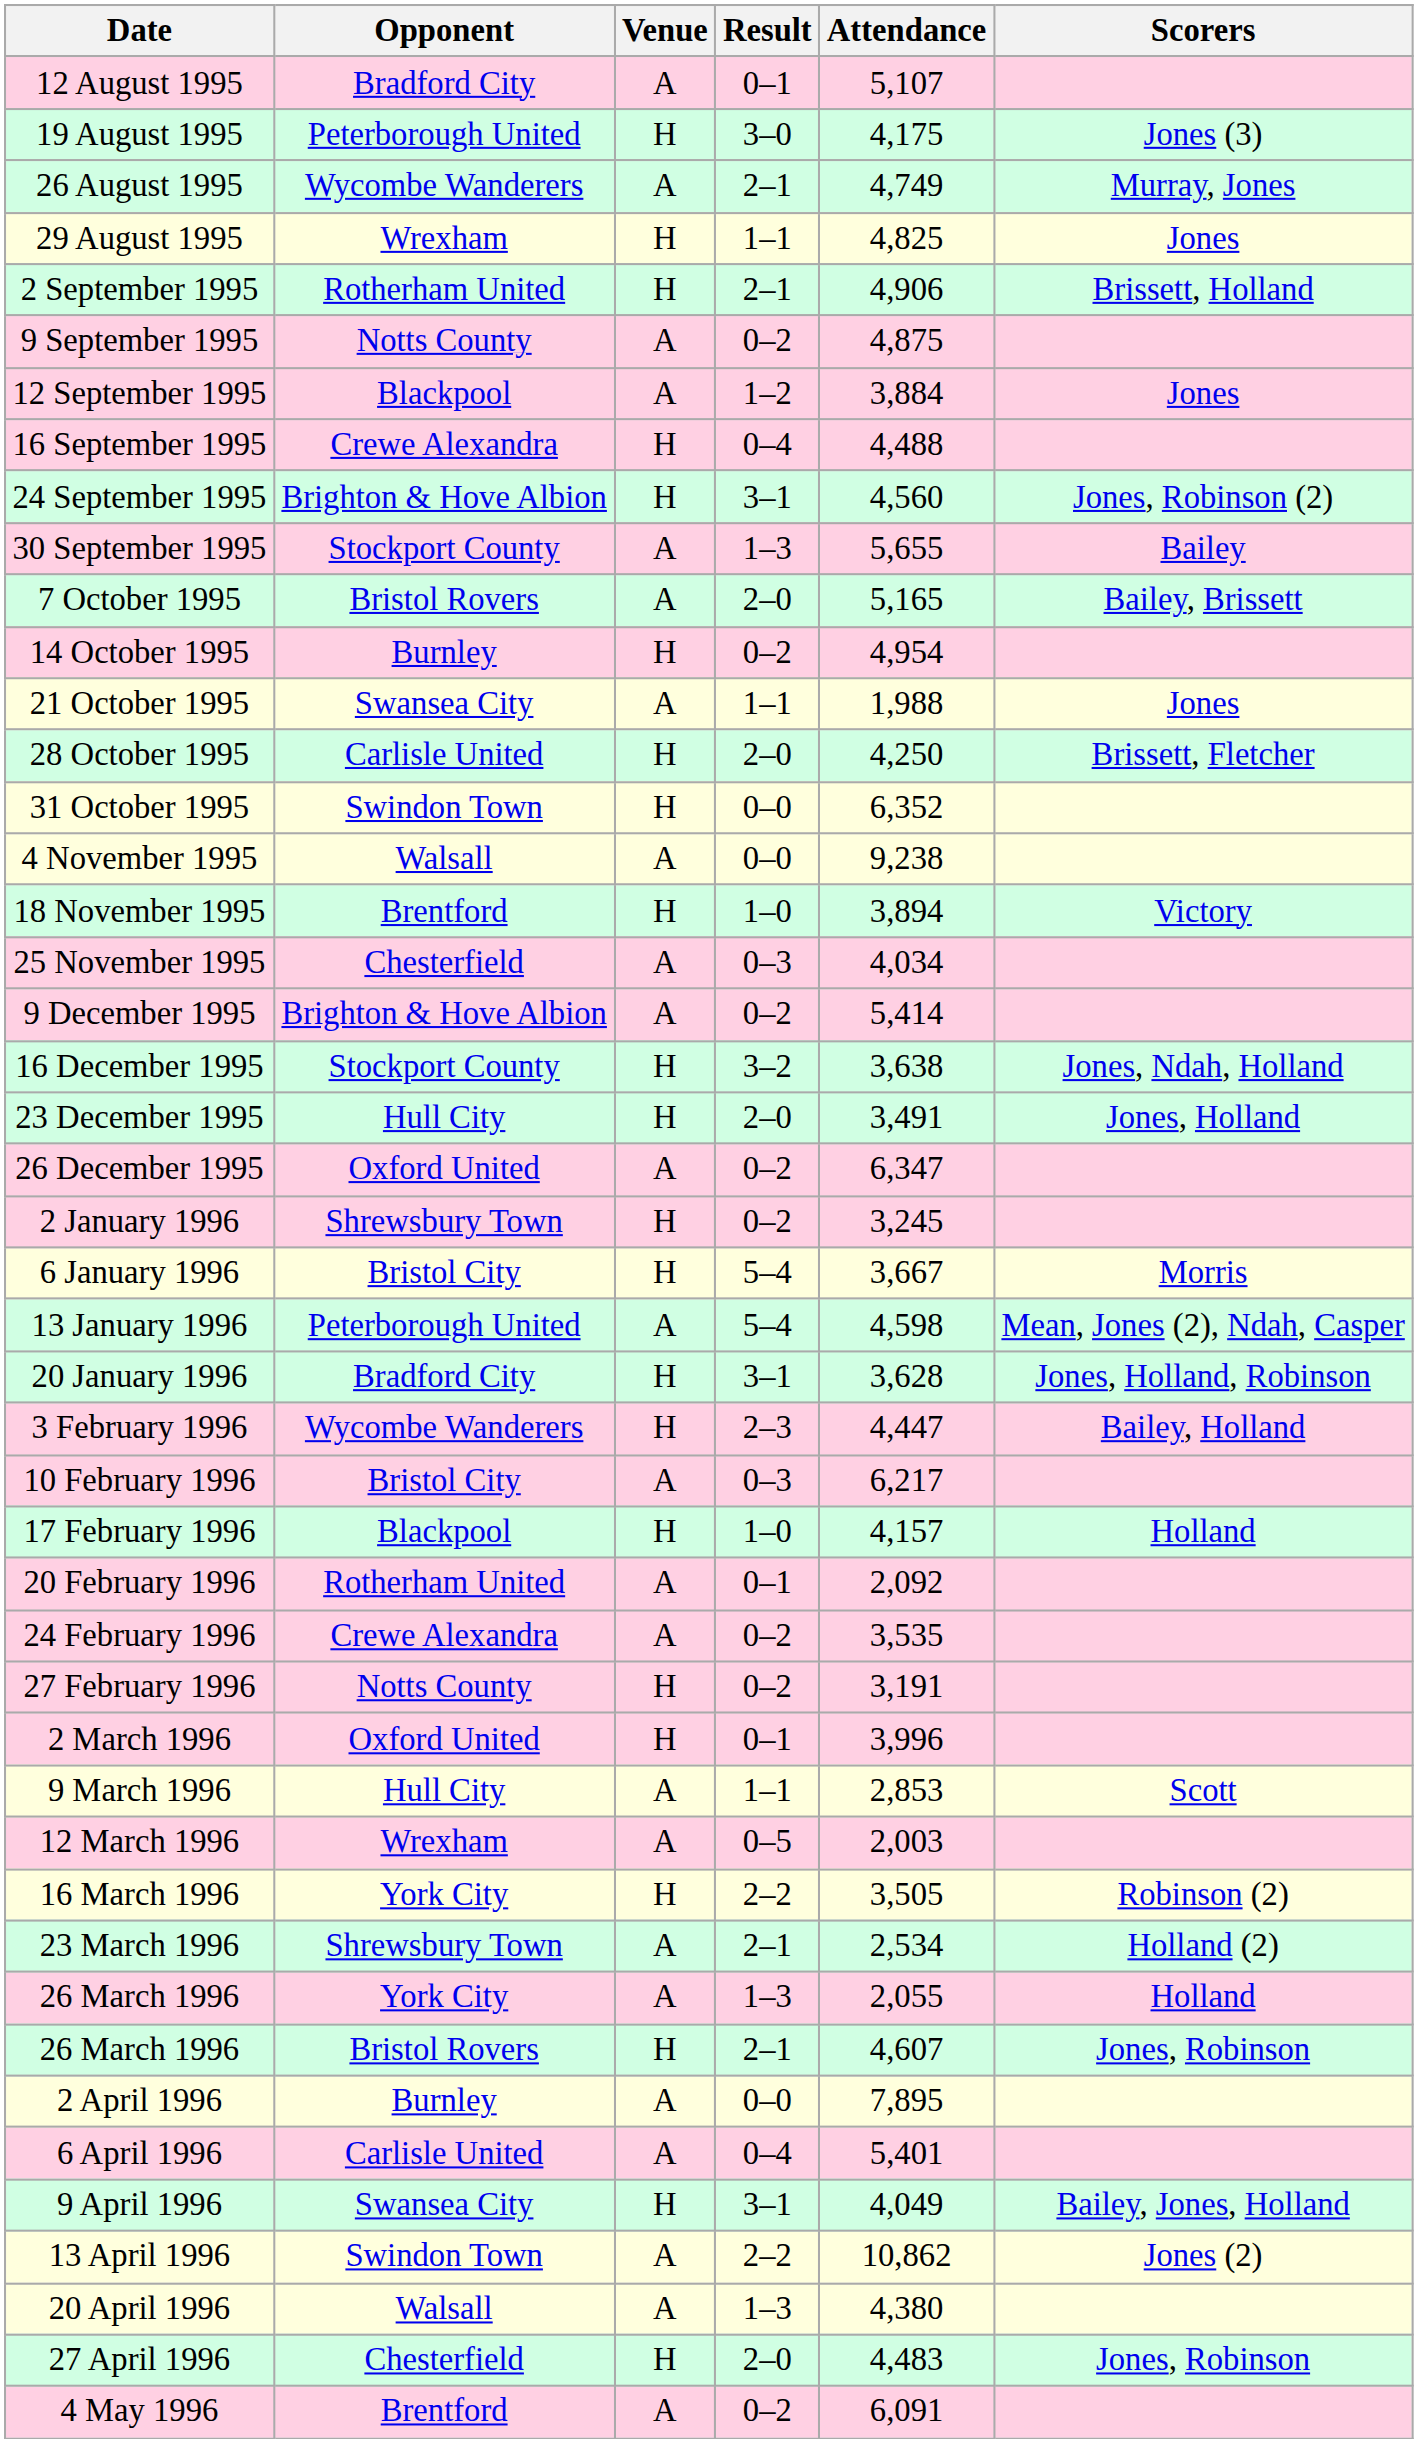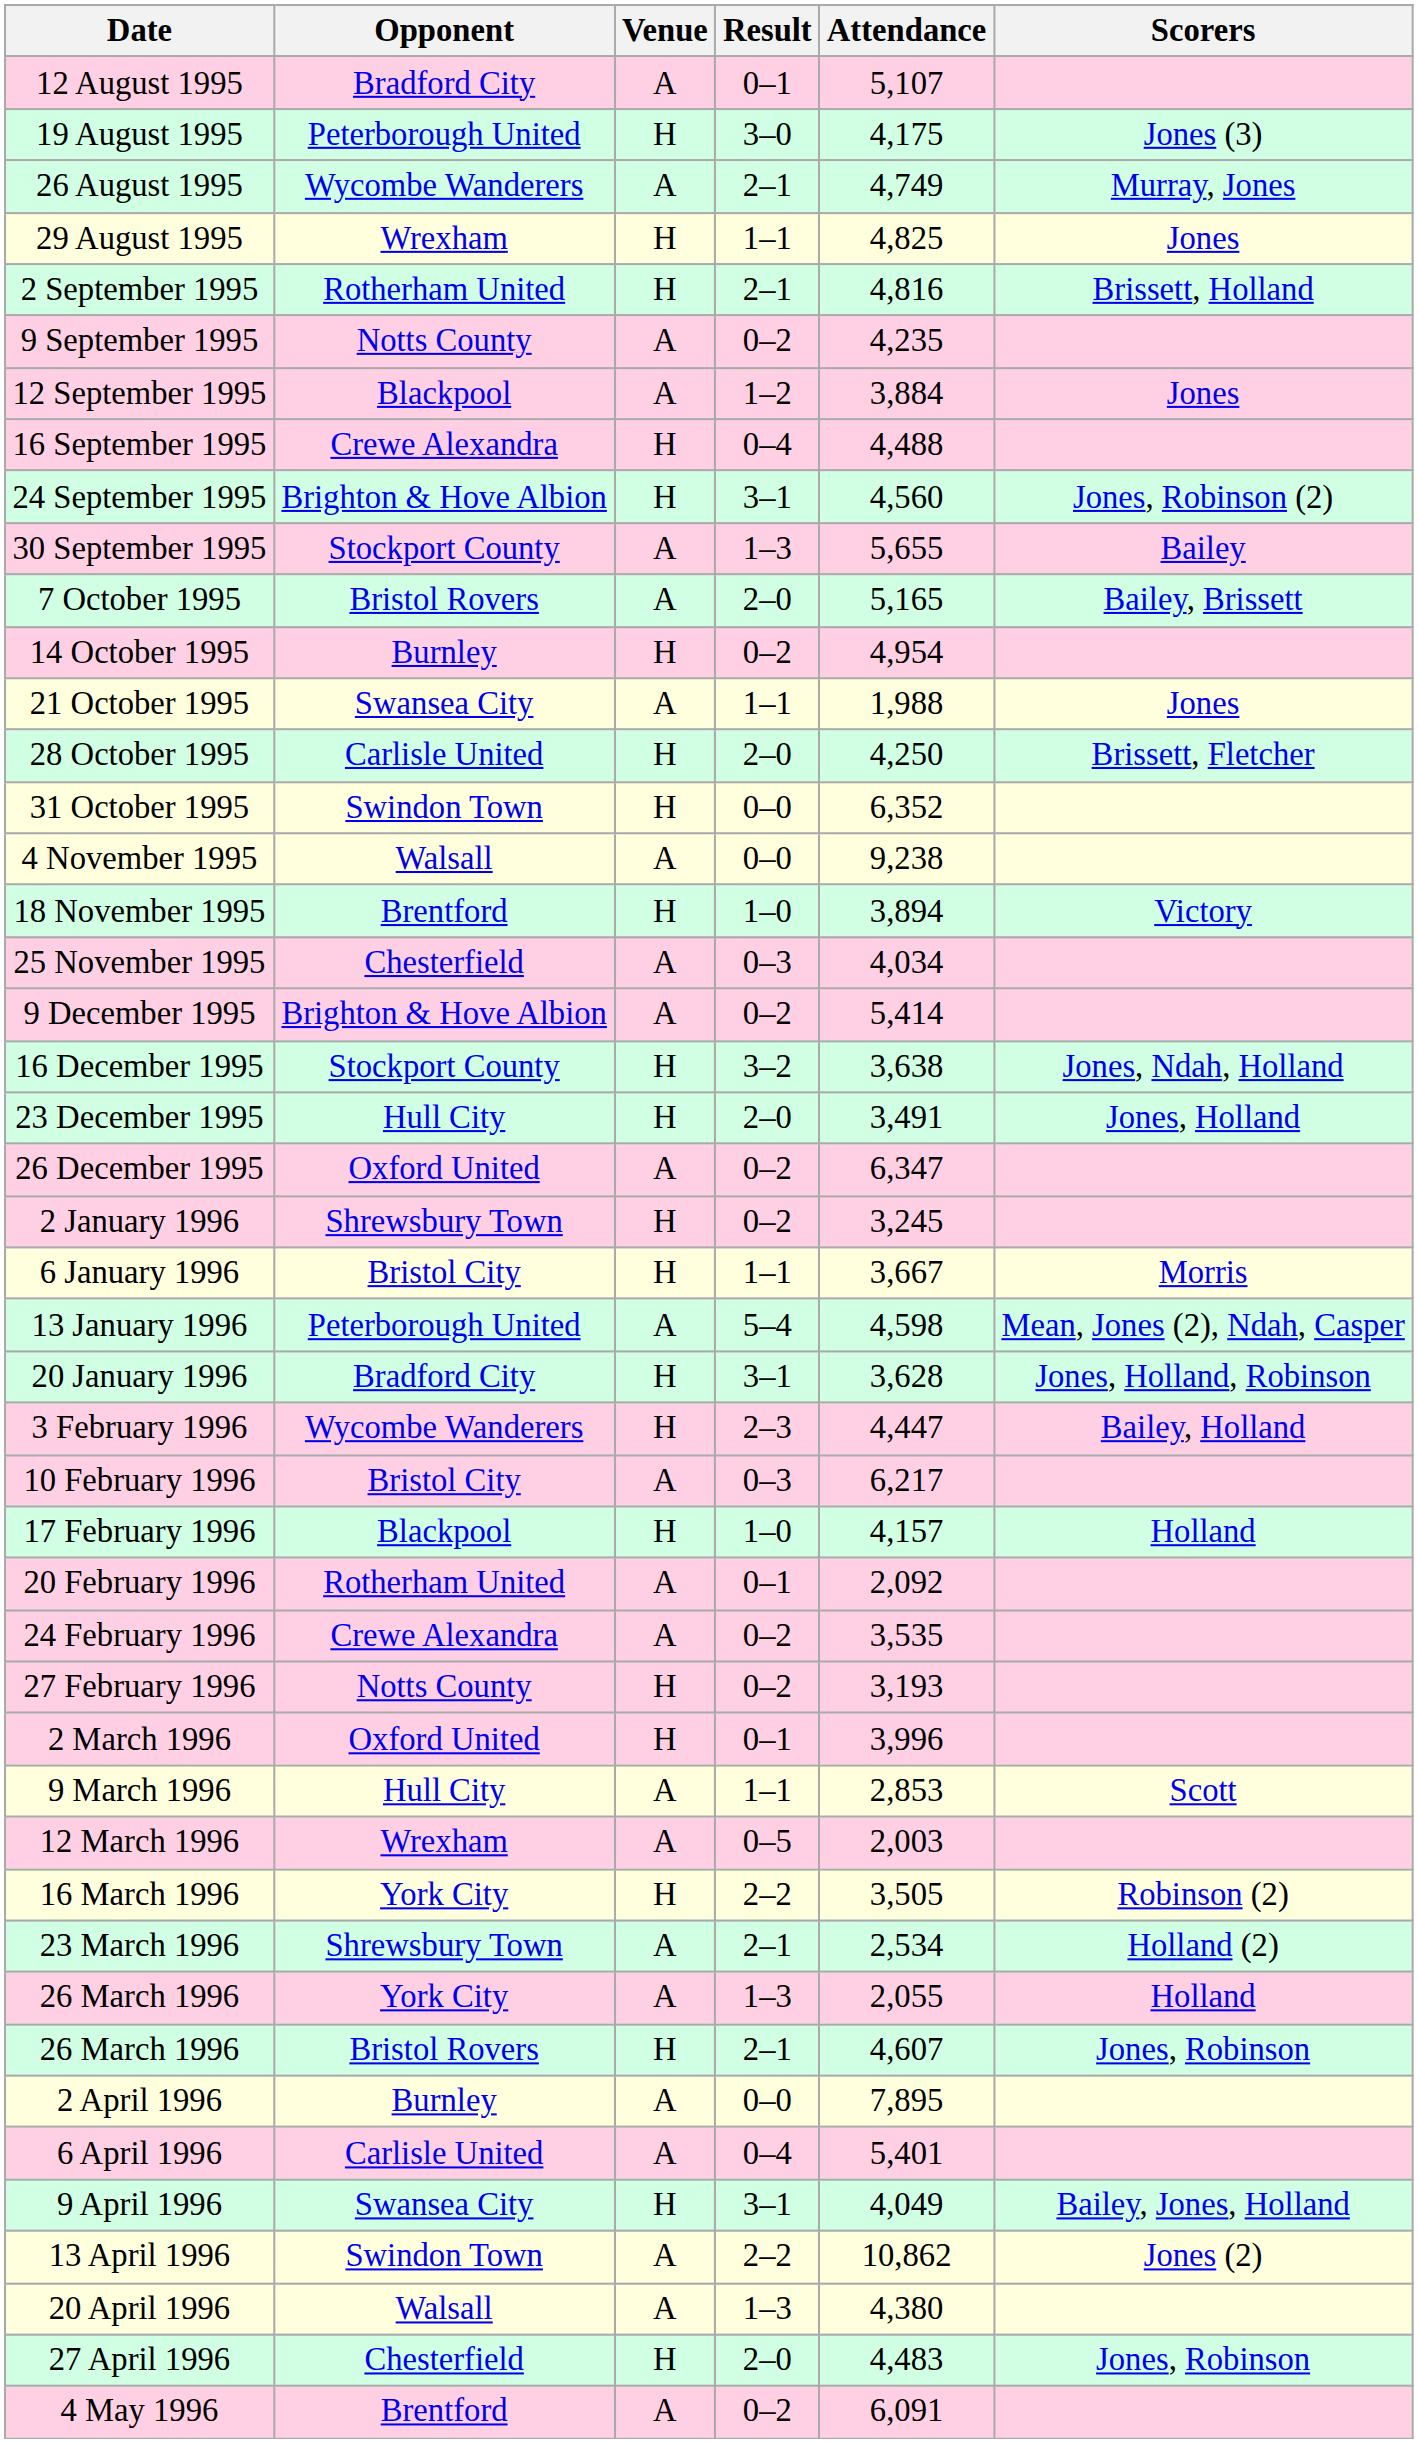(907, 289) 4,906 -> (907, 289) 4,816
(907, 340) 4,875 -> (907, 340) 4,235
(767, 1272) 5–4 -> (767, 1272) 1–1
(907, 1686) 3,191 -> (907, 1686) 3,193
